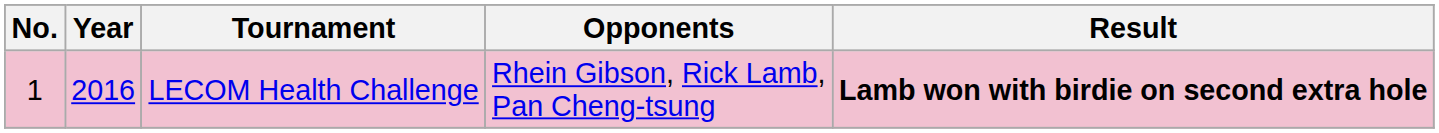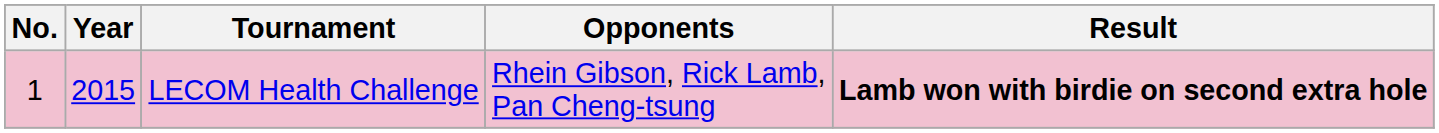(103, 89) 2016 -> (103, 89) 2015
